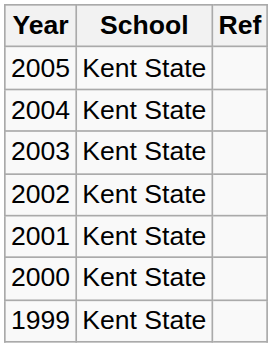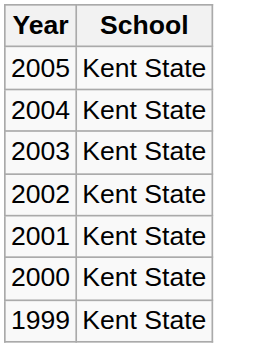- column: (240, 25)
